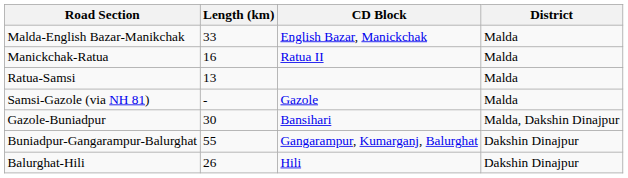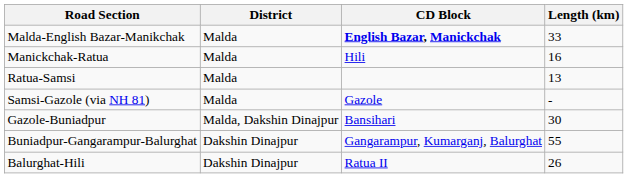columns swapped: (552, 15) <-> (239, 15)
(354, 36) normal -> (423, 36) bold
(302, 57) Ratua II -> (355, 57) Hili
(291, 162) Hili -> (366, 162) Ratua II
